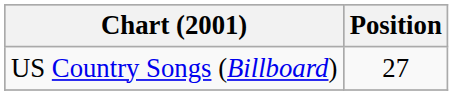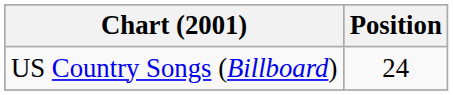(396, 68) 27 -> (396, 68) 24
